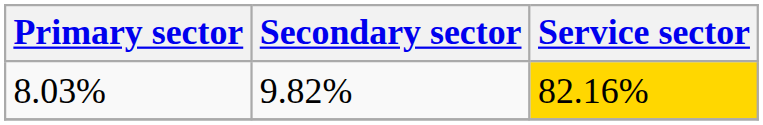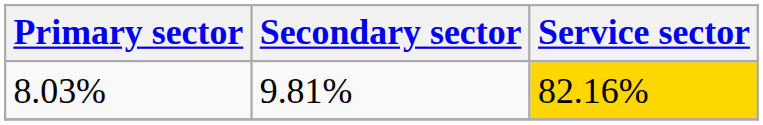(306, 89) 9.82% -> (306, 89) 9.81%
